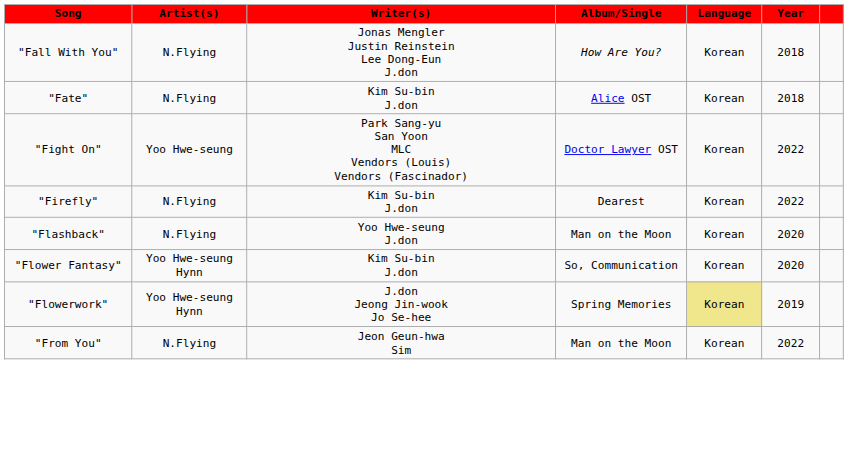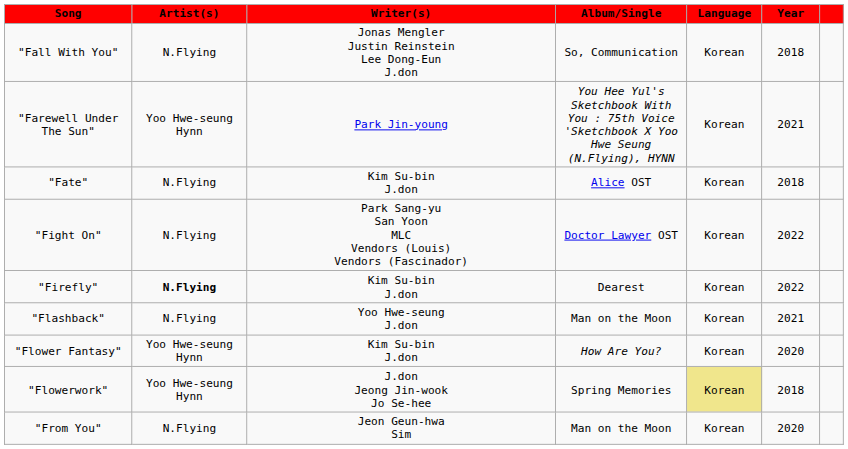(621, 52) How Are You? -> (621, 52) So, Communication
+ row: (68, 124)
(189, 150) Yoo Hwe-seung -> (189, 235) N.Flying
(189, 202) normal -> (189, 287) bold
(791, 234) 2020 -> (791, 319) 2021
(621, 266) So, Communication -> (621, 351) How Are You?
(791, 304) 2019 -> (791, 389) 2018
(791, 343) 2022 -> (791, 428) 2020
